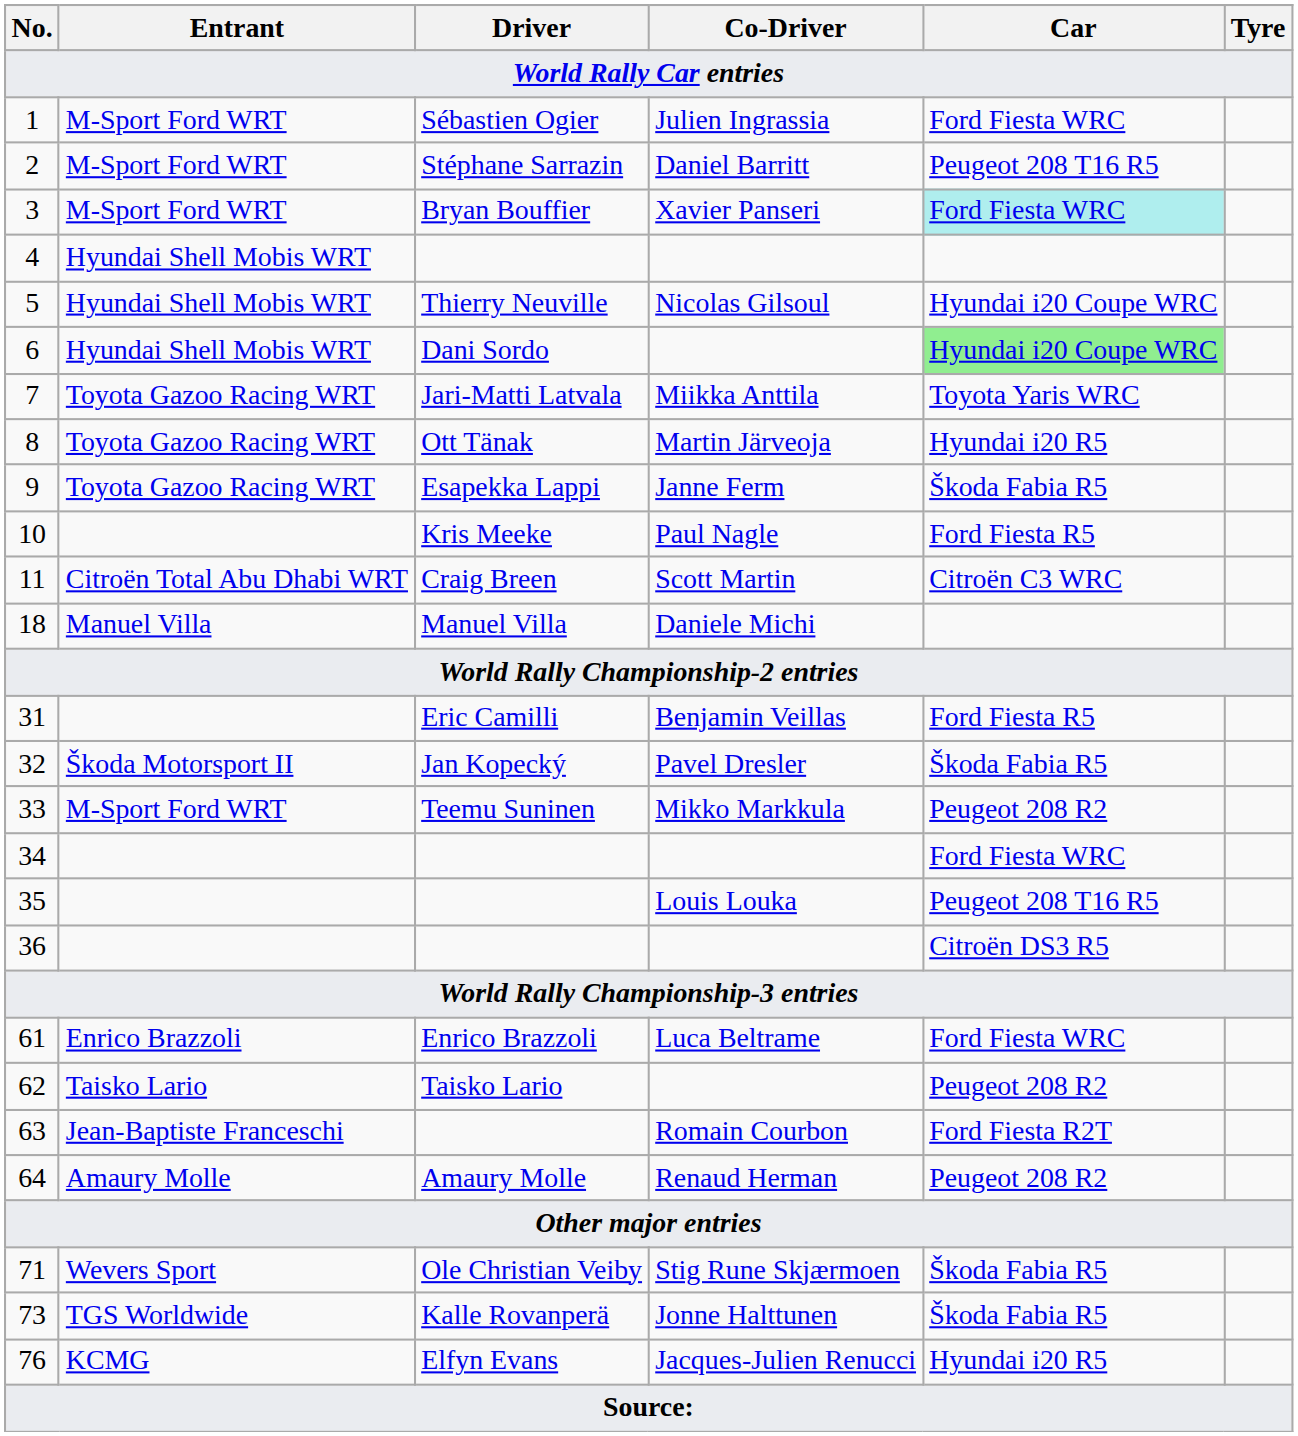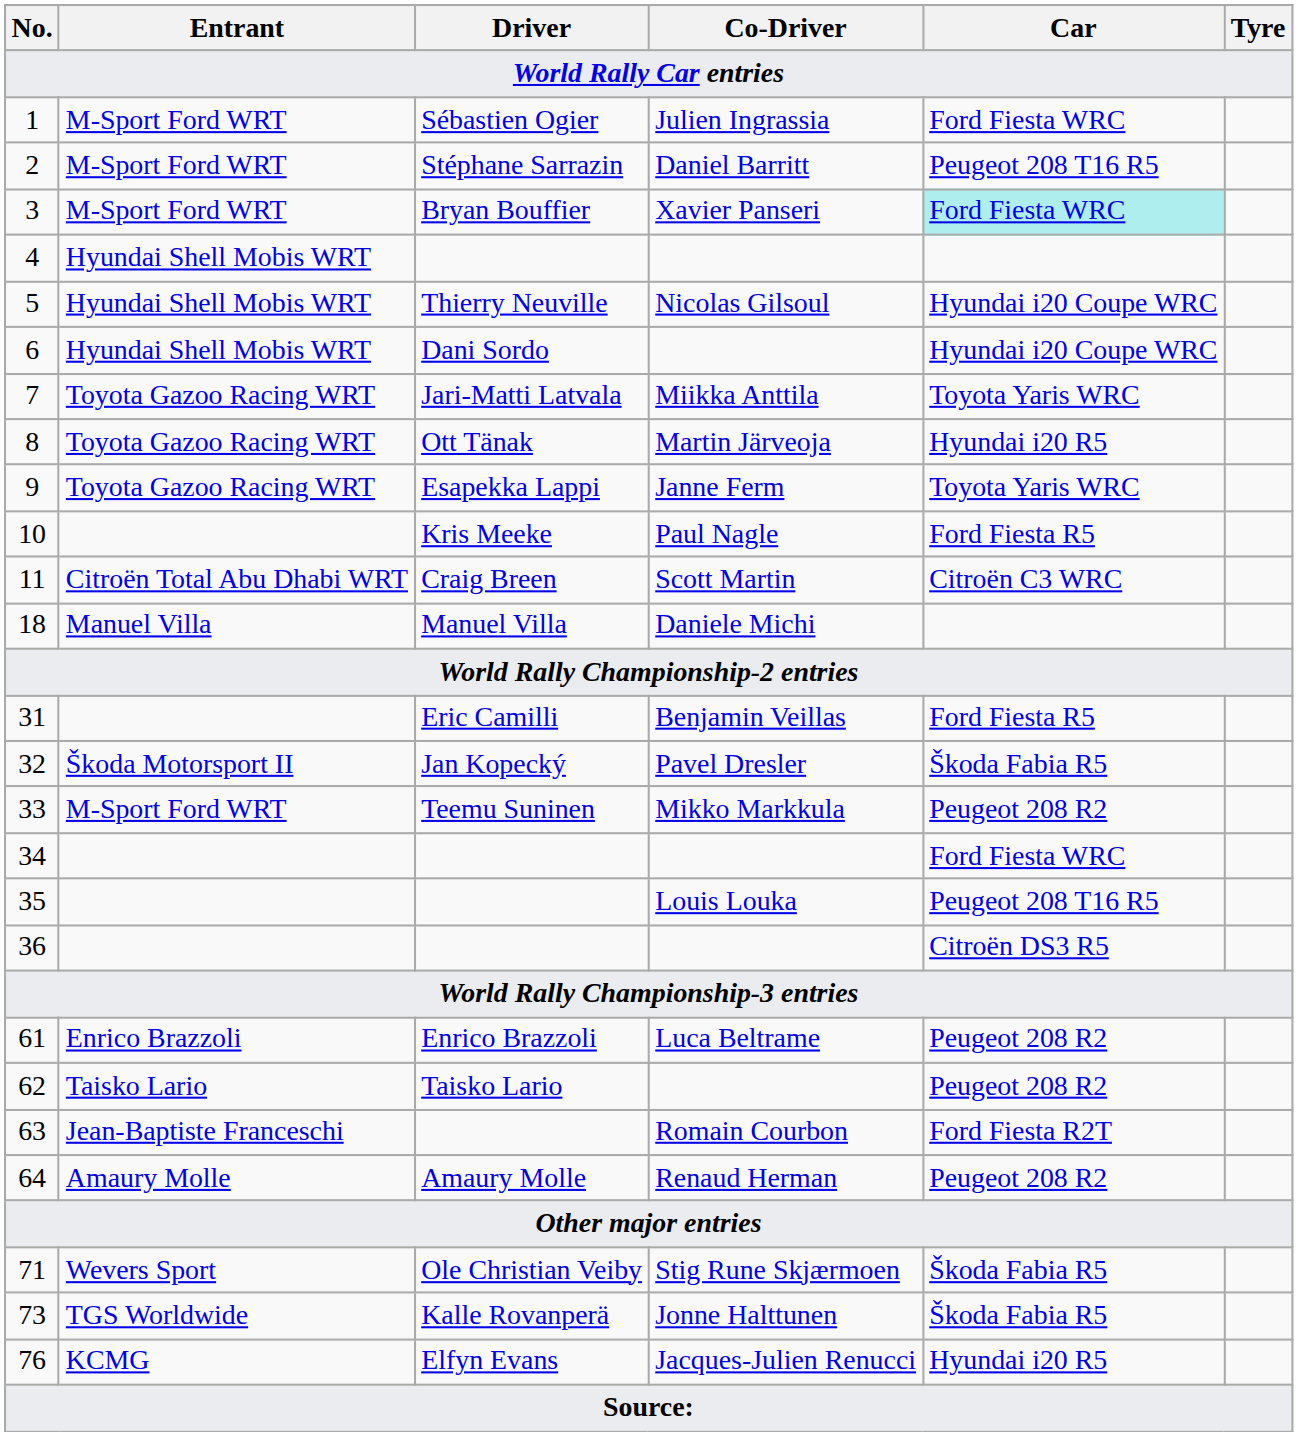(1073, 349) lightgreen background -> (1073, 349) no background
(1018, 487) Škoda Fabia R5 -> (1034, 487) Toyota Yaris WRC
(1027, 1039) Ford Fiesta WRC -> (1018, 1039) Peugeot 208 R2
